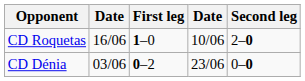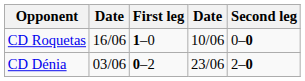(242, 40) 2–0 -> (242, 40) 0–0
(242, 64) 0–0 -> (242, 64) 2–0
